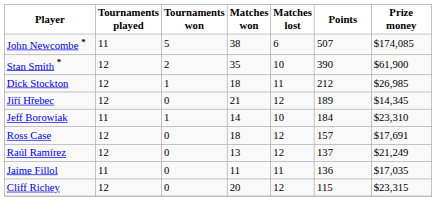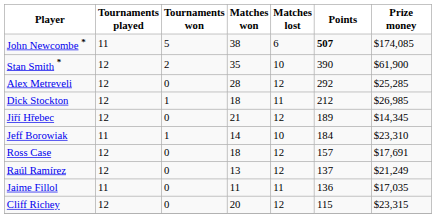(325, 43) normal -> (325, 43) bold
+ row: (39, 83)
